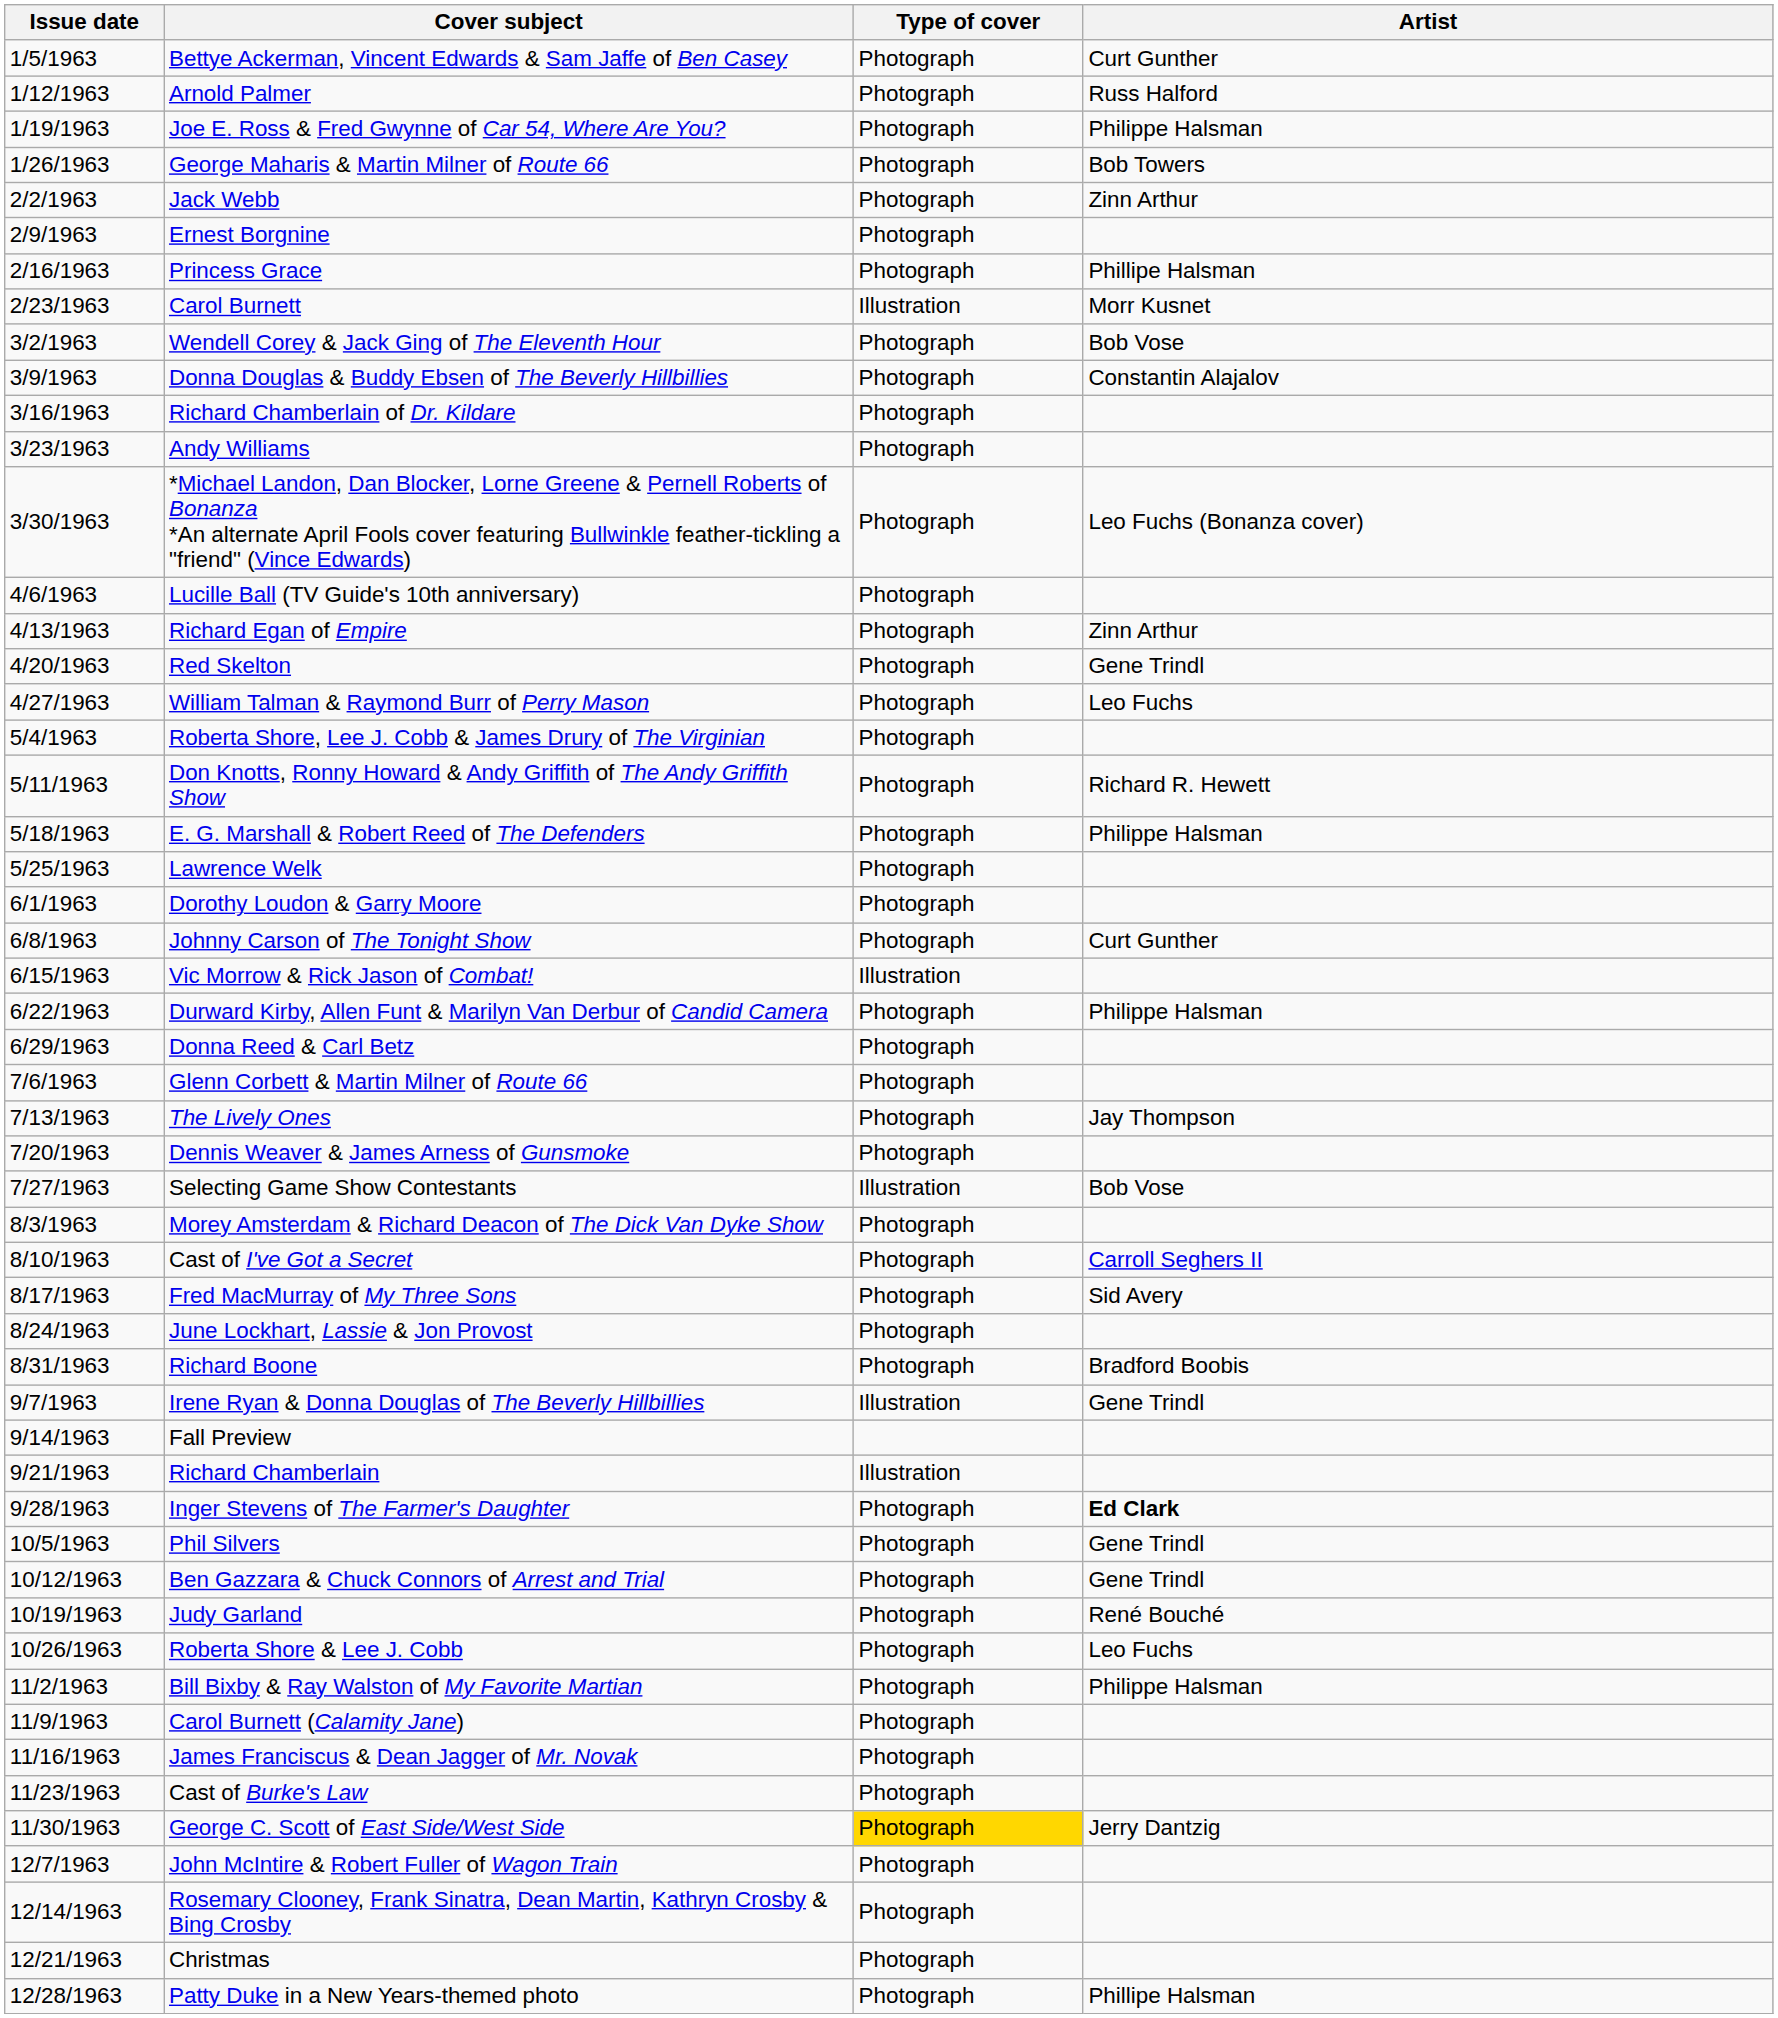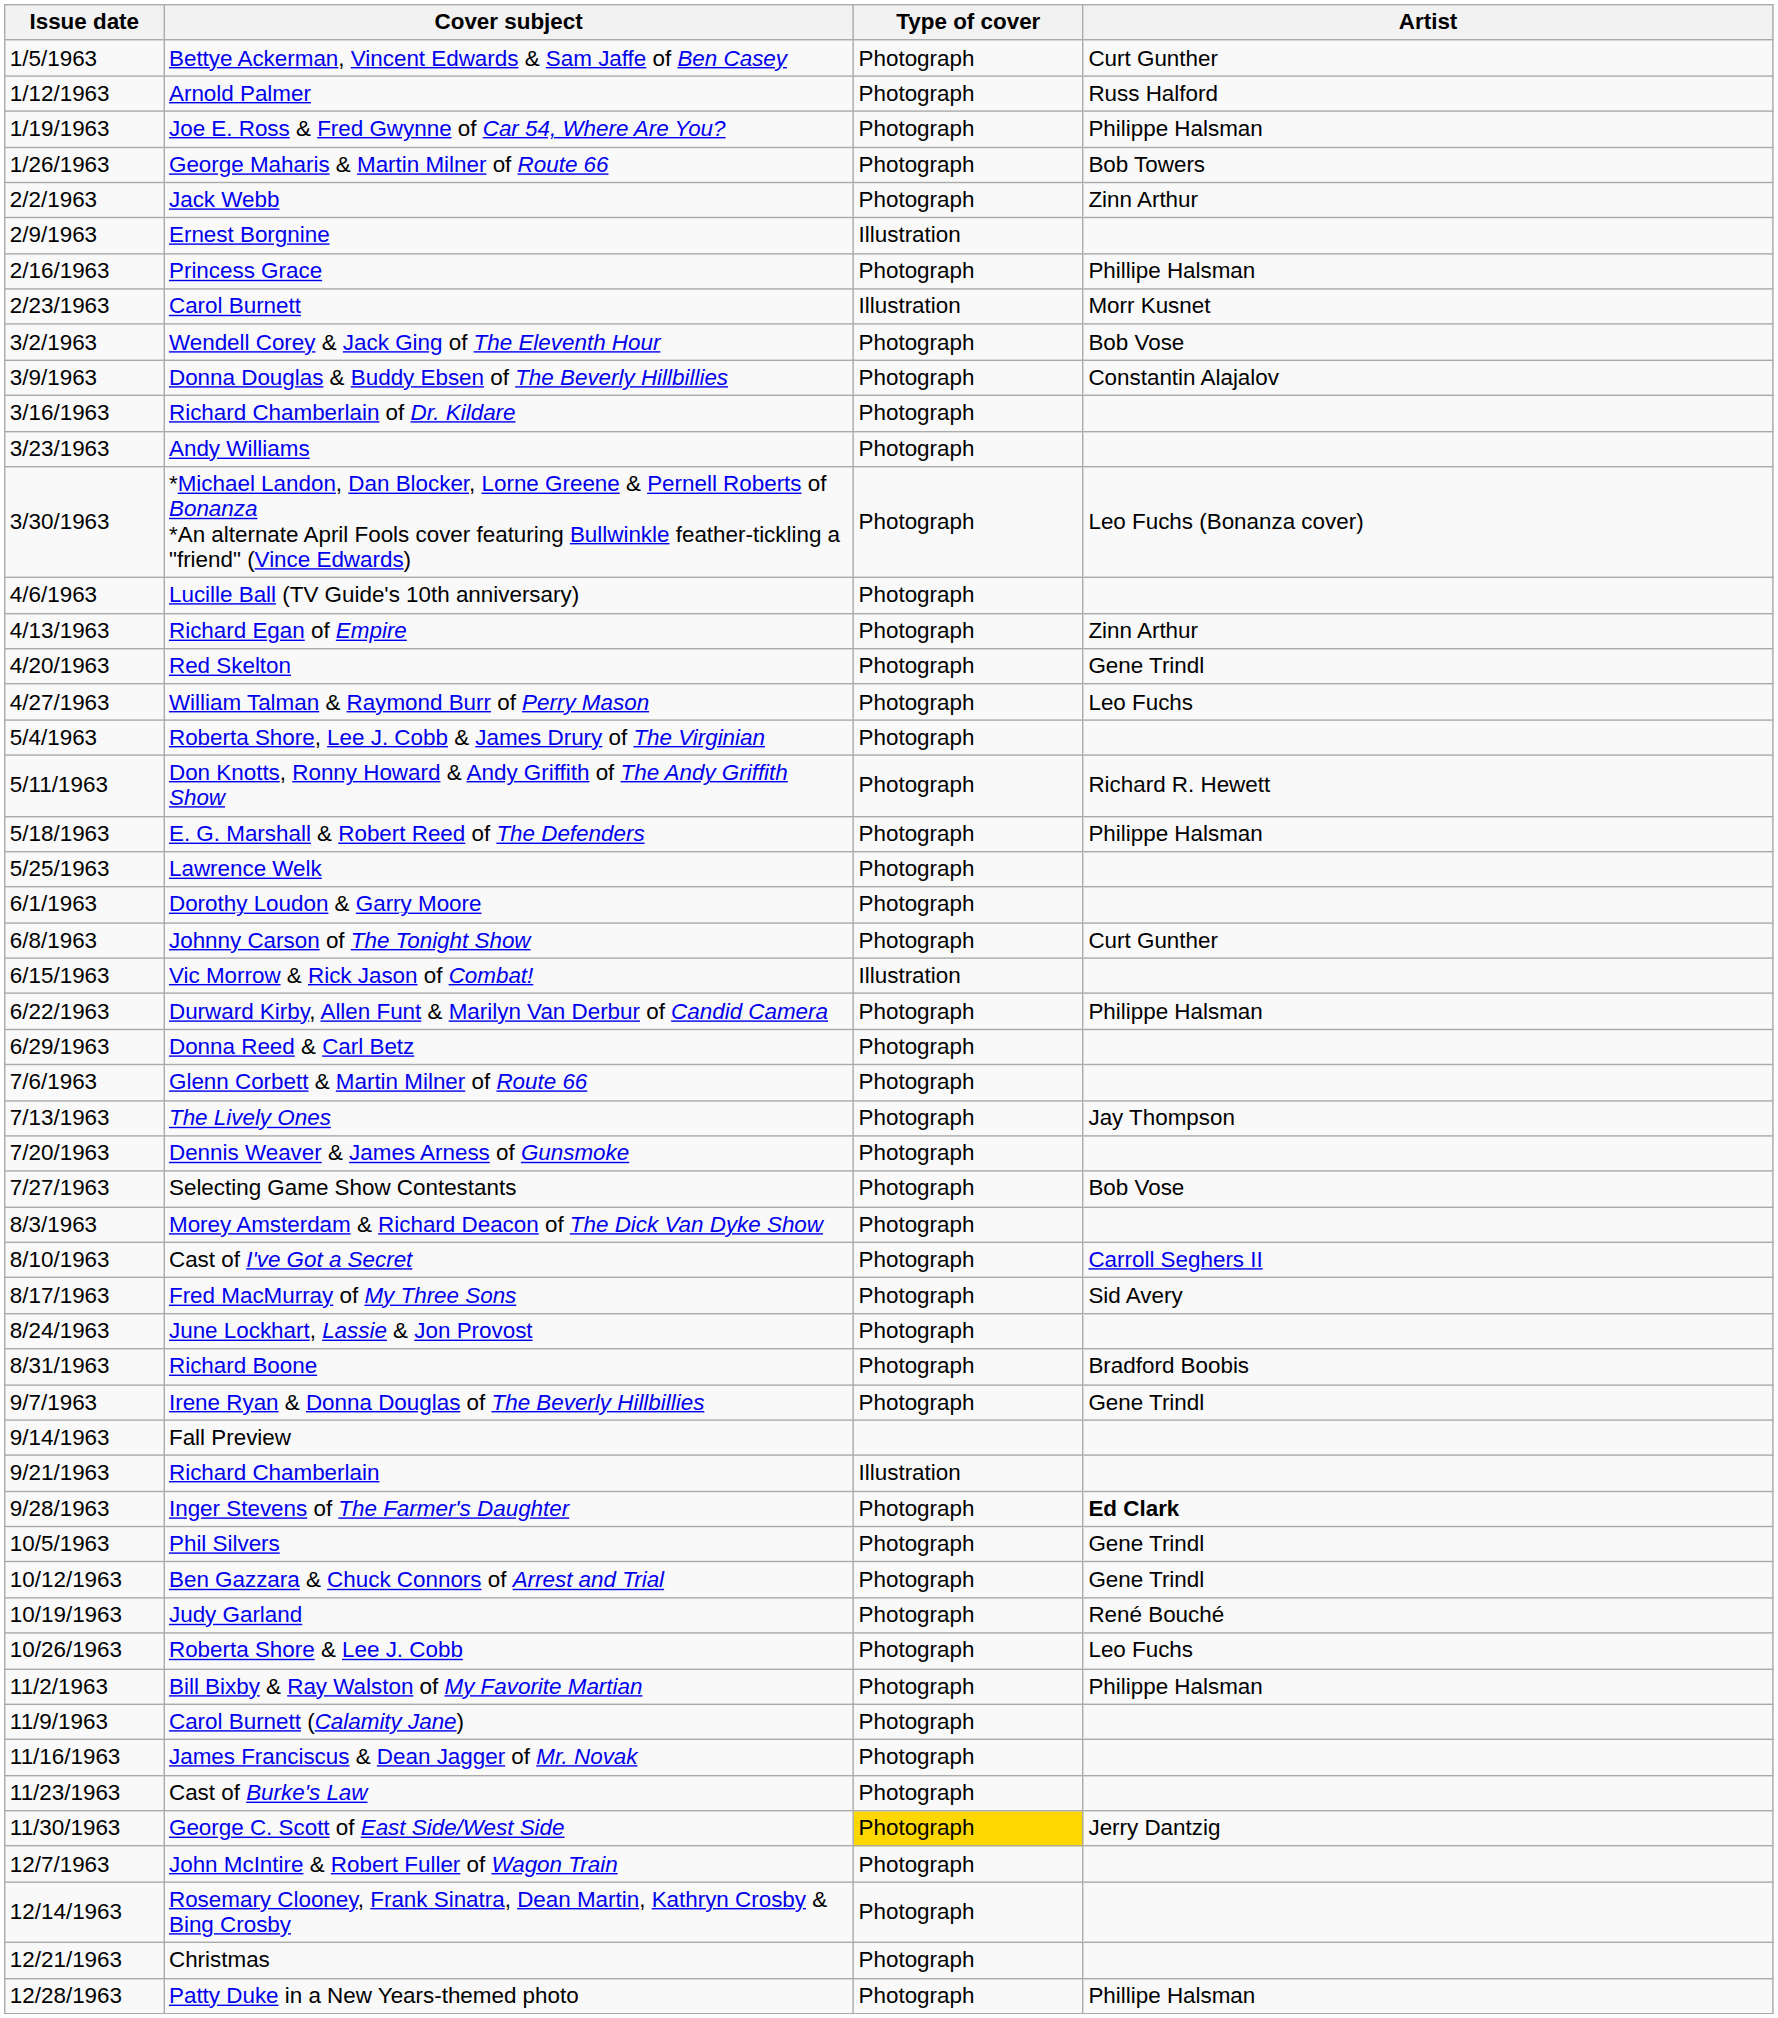(916, 235) Photograph -> (910, 235) Illustration
(910, 1188) Illustration -> (916, 1188) Photograph
(910, 1401) Illustration -> (916, 1401) Photograph
